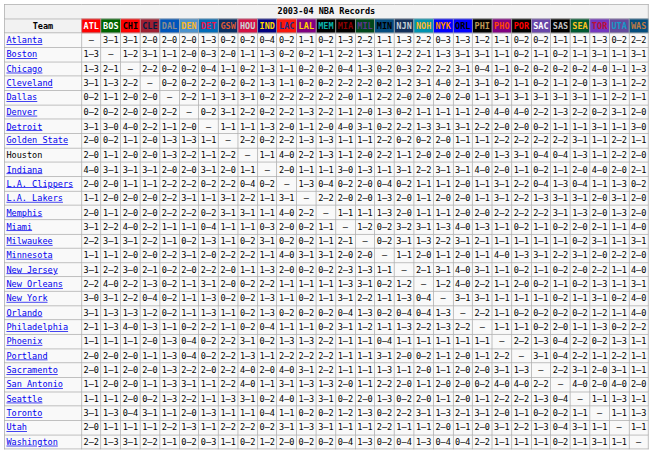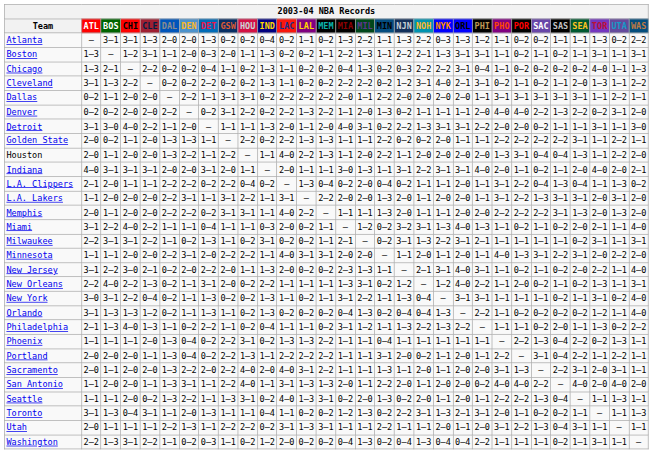(150, 40) 2–0 -> (150, 40) 1–3
(91, 183) 2–0 -> (91, 183) 2–1
